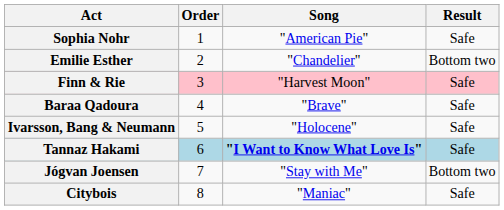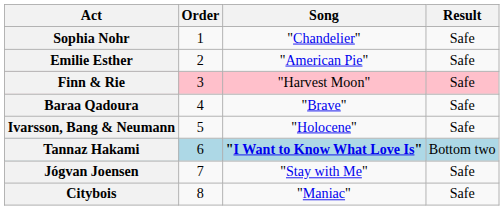(324, 37) "American Pie" -> (324, 37) "Chandelier"
(324, 60) "Chandelier" -> (324, 60) "American Pie"
(462, 60) Bottom two -> (462, 60) Safe
(462, 149) Safe -> (462, 149) Bottom two
(462, 171) Bottom two -> (462, 171) Safe
